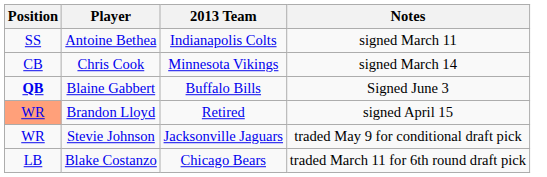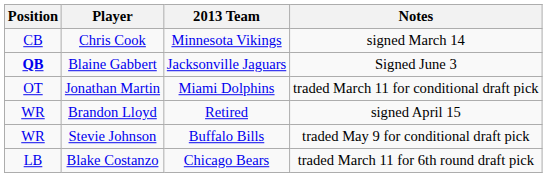- row: (111, 40)
(223, 88) Buffalo Bills -> (227, 64) Jacksonville Jaguars
+ row: (112, 88)
(33, 112) lightsalmon background -> (33, 112) no background
(223, 137) Jacksonville Jaguars -> (227, 137) Buffalo Bills
